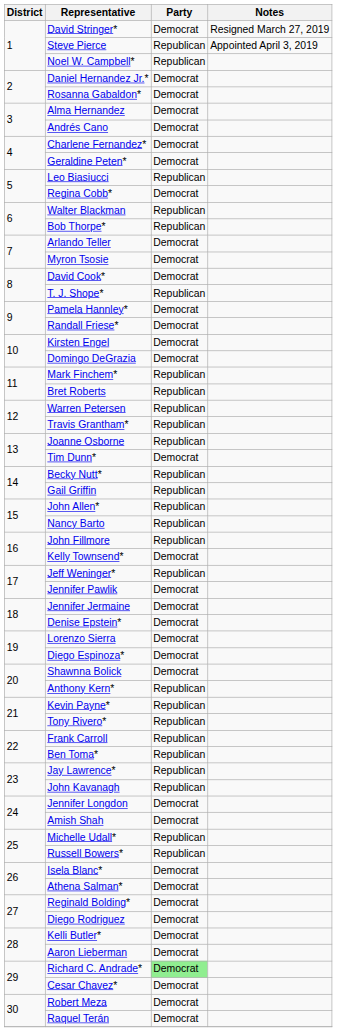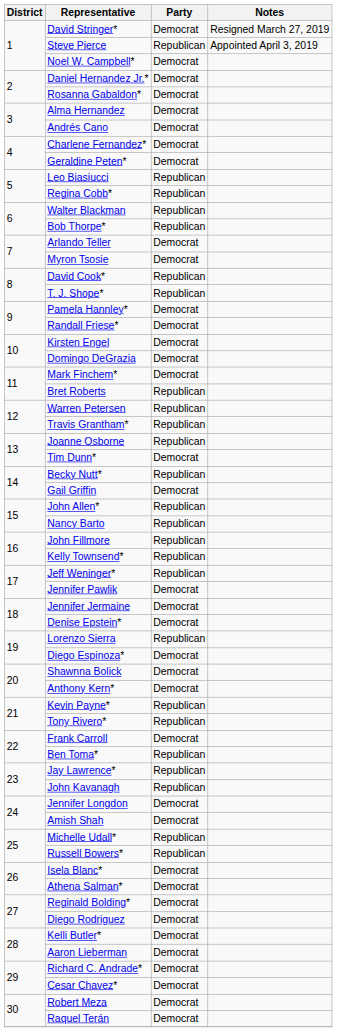(179, 62) Republican -> (176, 62) Democrat
(176, 194) Democrat -> (179, 194) Republican
(176, 276) Democrat -> (179, 276) Republican
(179, 375) Republican -> (176, 375) Democrat
(179, 491) Republican -> (176, 491) Democrat
(176, 557) Democrat -> (179, 557) Republican
(176, 639) Democrat -> (179, 639) Republican
(179, 688) Republican -> (176, 688) Democrat
(179, 738) Republican -> (176, 738) Democrat
(176, 969) lightgreen background -> (176, 969) no background
